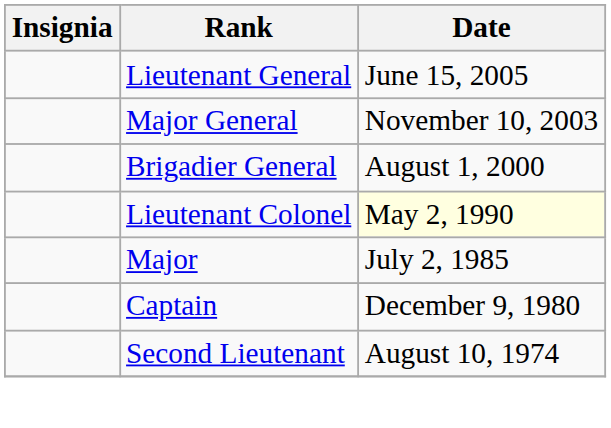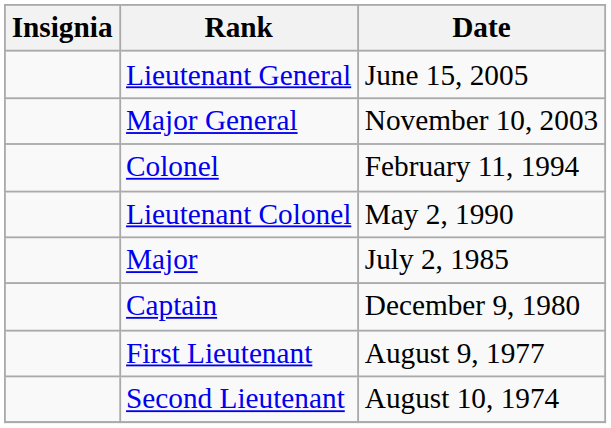- row: (231, 167)
+ row: (172, 167)
(439, 213) lightyellow background -> (439, 213) no background
+ row: (219, 352)
